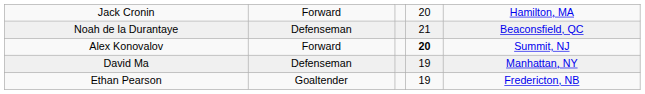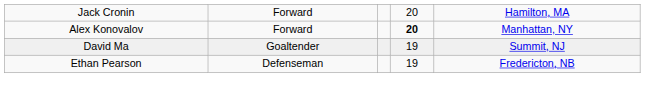- row: (126, 30)
(542, 47) Summit, NJ -> (537, 30) Manhattan, NY
(321, 64) Defenseman -> (293, 47) Goaltender
(542, 64) Manhattan, NY -> (537, 47) Summit, NJ
(321, 81) Goaltender -> (293, 64) Defenseman
